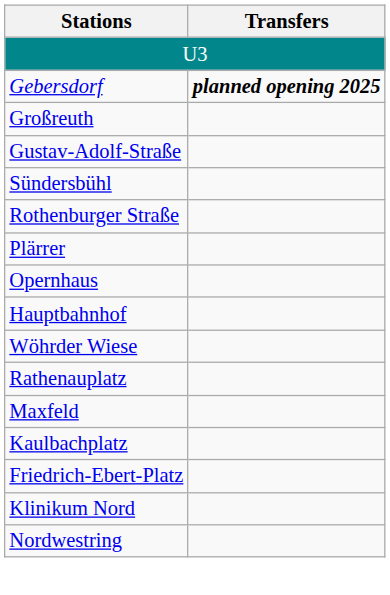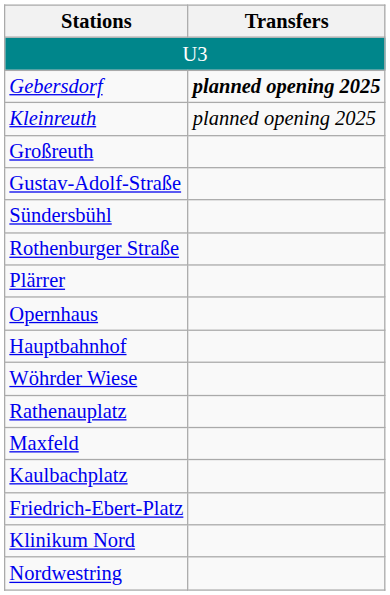+ row: (53, 118)
